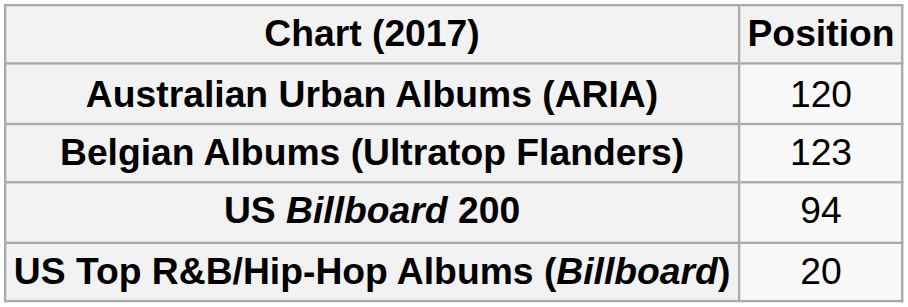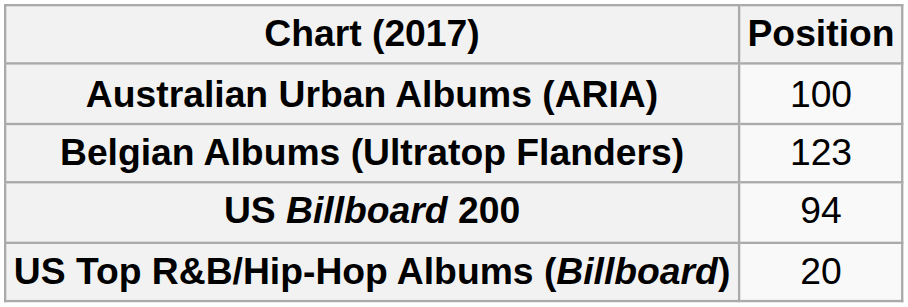(821, 93) 120 -> (821, 93) 100
